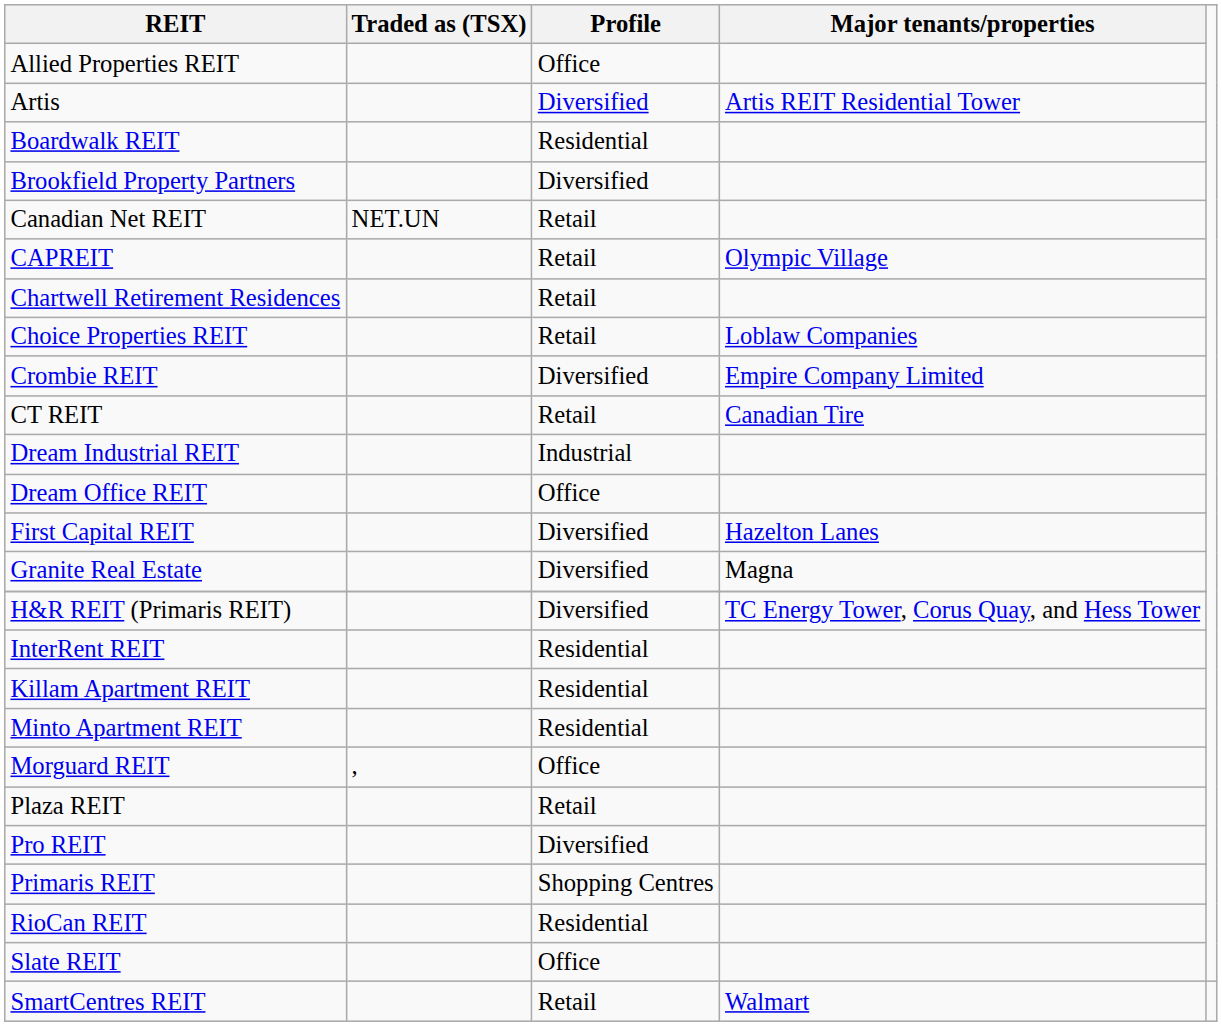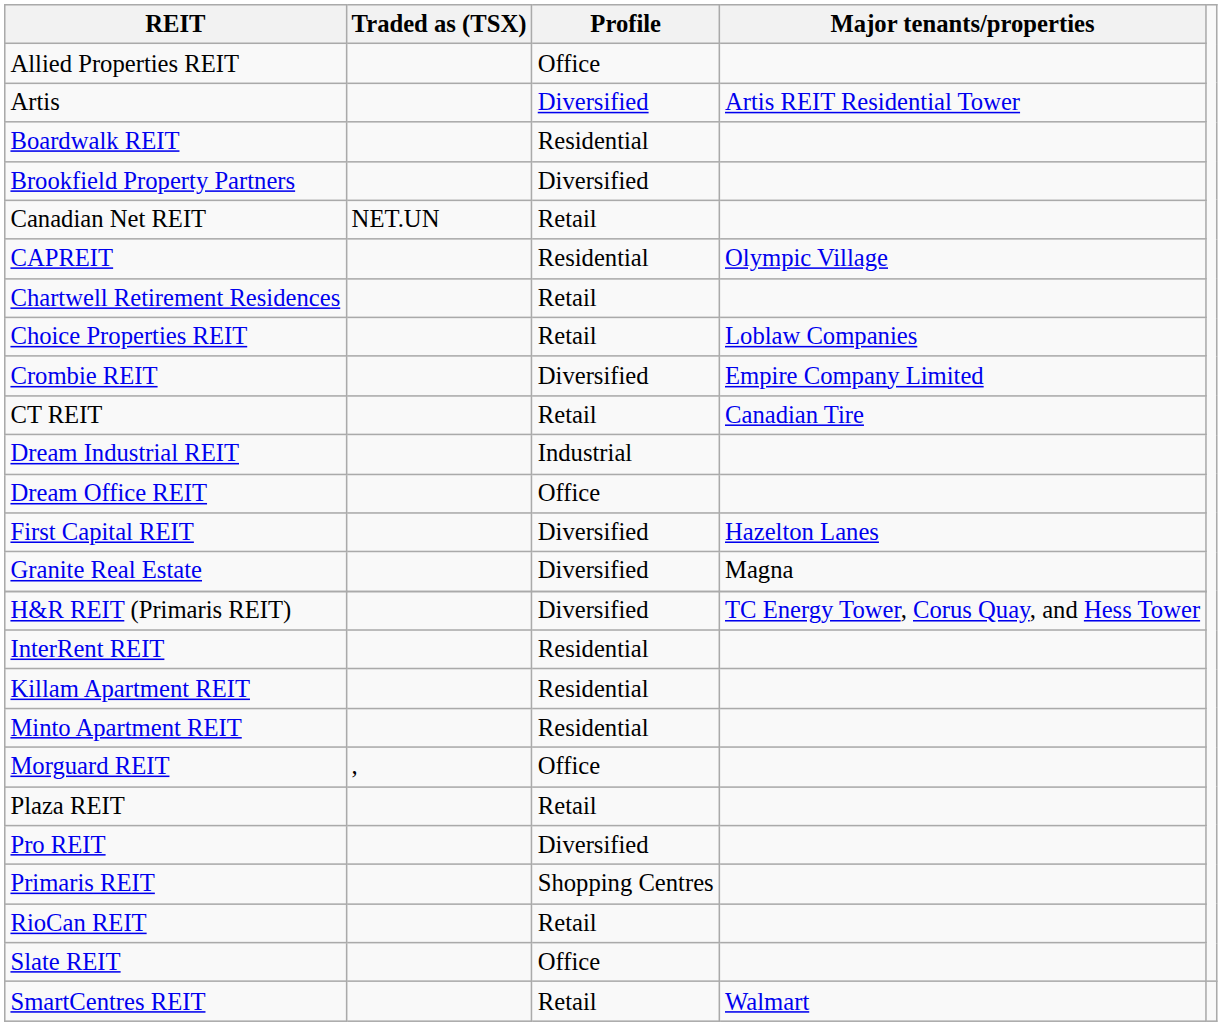(567, 258) Retail -> (593, 258) Residential
(593, 922) Residential -> (567, 922) Retail
